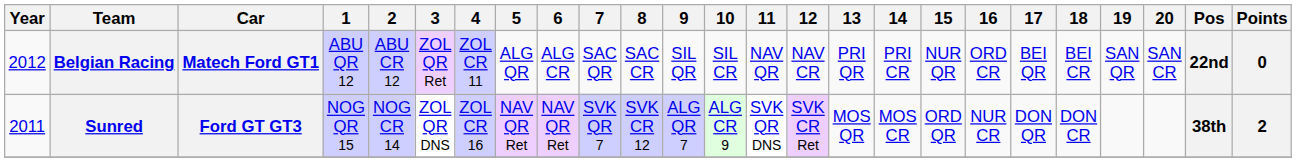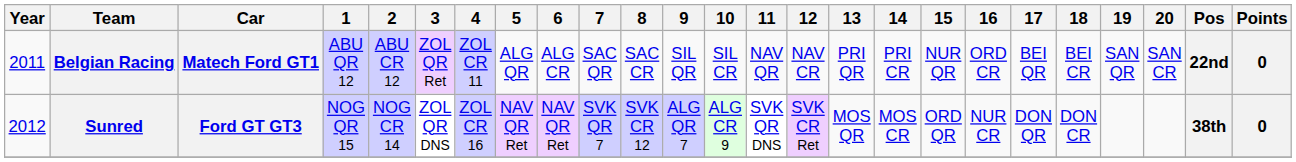(27, 62) 2012 -> (27, 62) 2011
(27, 125) 2011 -> (27, 125) 2012
(1262, 125) 2 -> (1262, 125) 0
